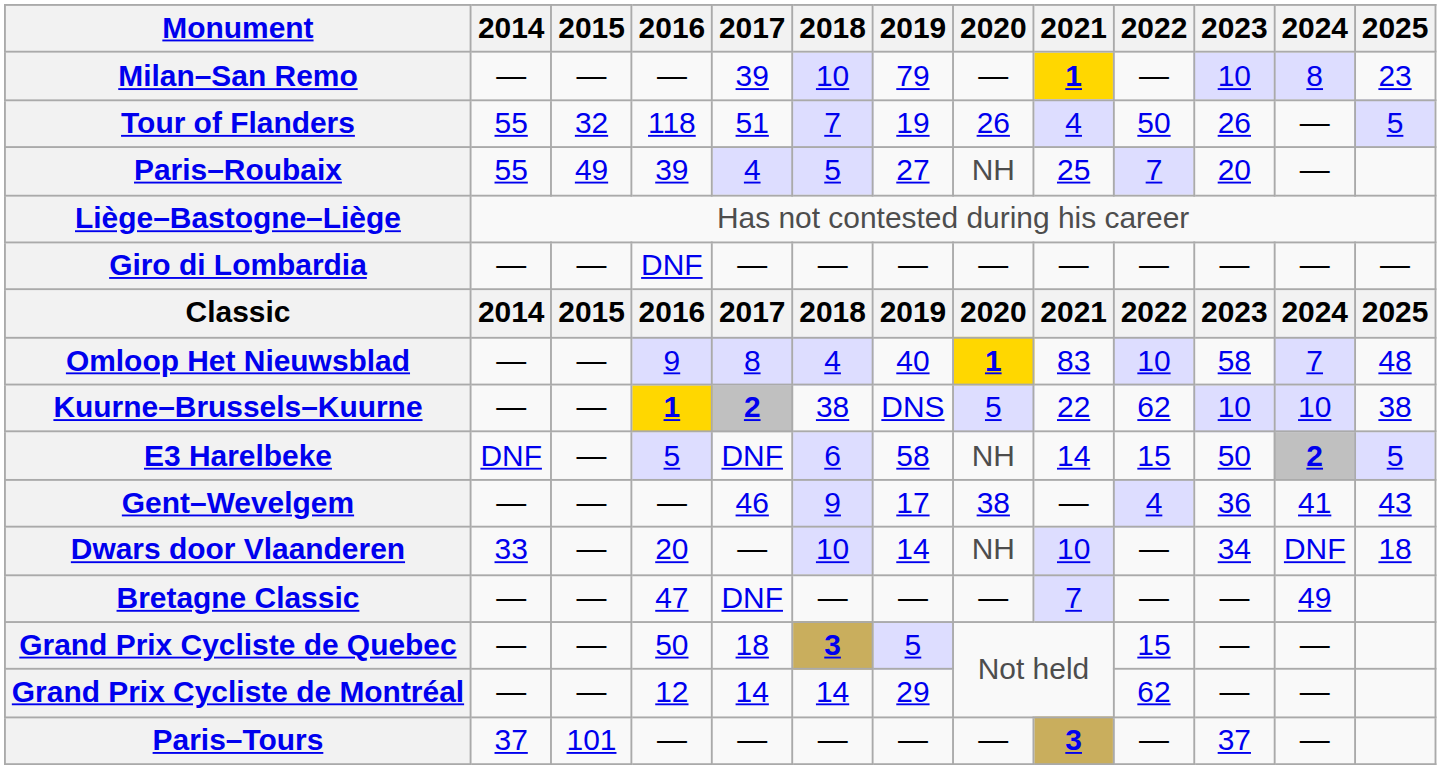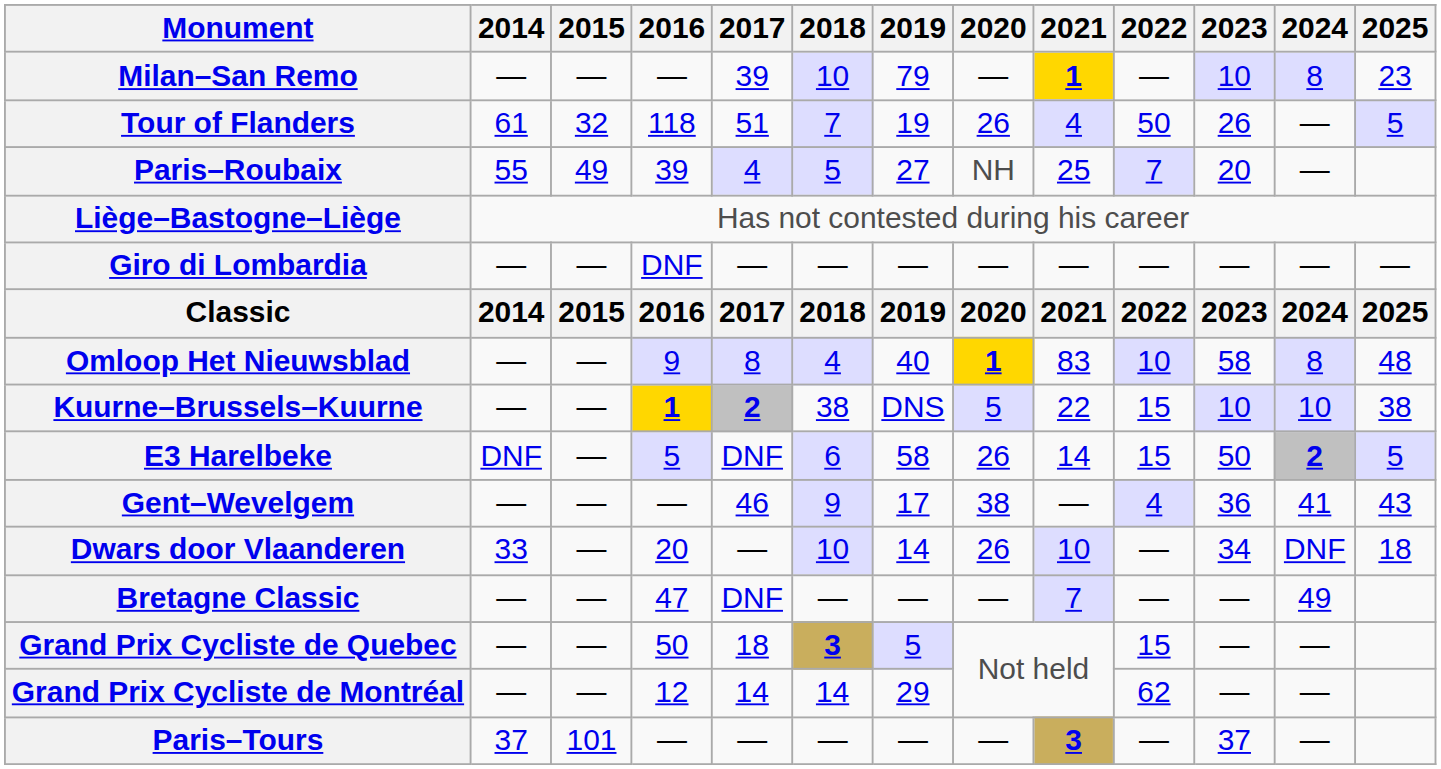(511, 123) 55 -> (511, 123) 61
(1315, 360) 7 -> (1315, 360) 8
(1154, 407) 62 -> (1154, 407) 15
(993, 455) NH -> (993, 455) 26
(993, 550) NH -> (993, 550) 26
